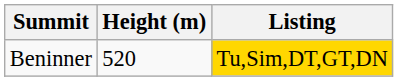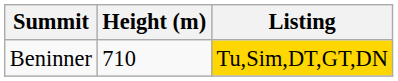(119, 57) 520 -> (119, 57) 710
